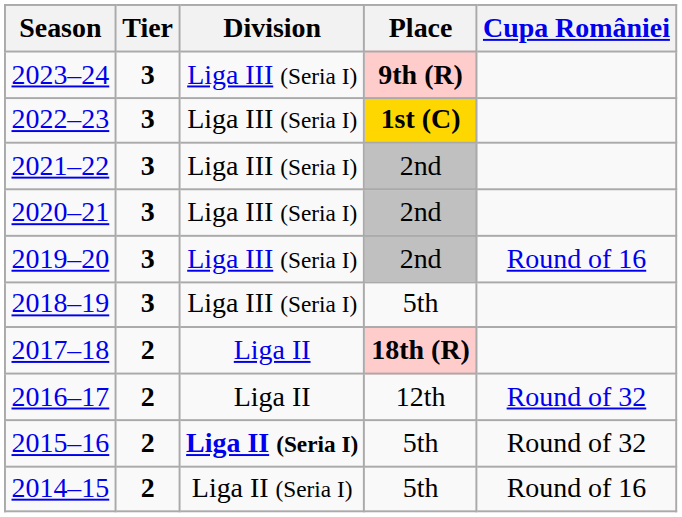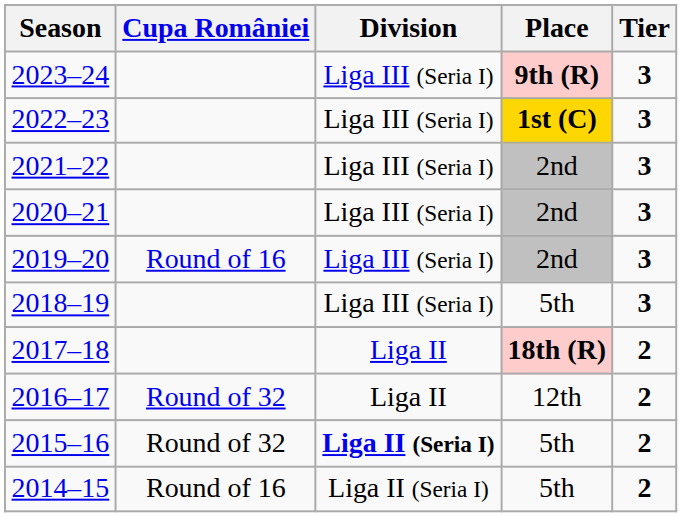columns swapped: (148, 27) <-> (576, 27)
